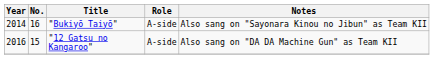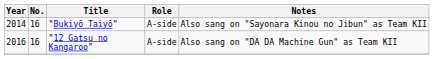(35, 42) 15 -> (35, 42) 16
